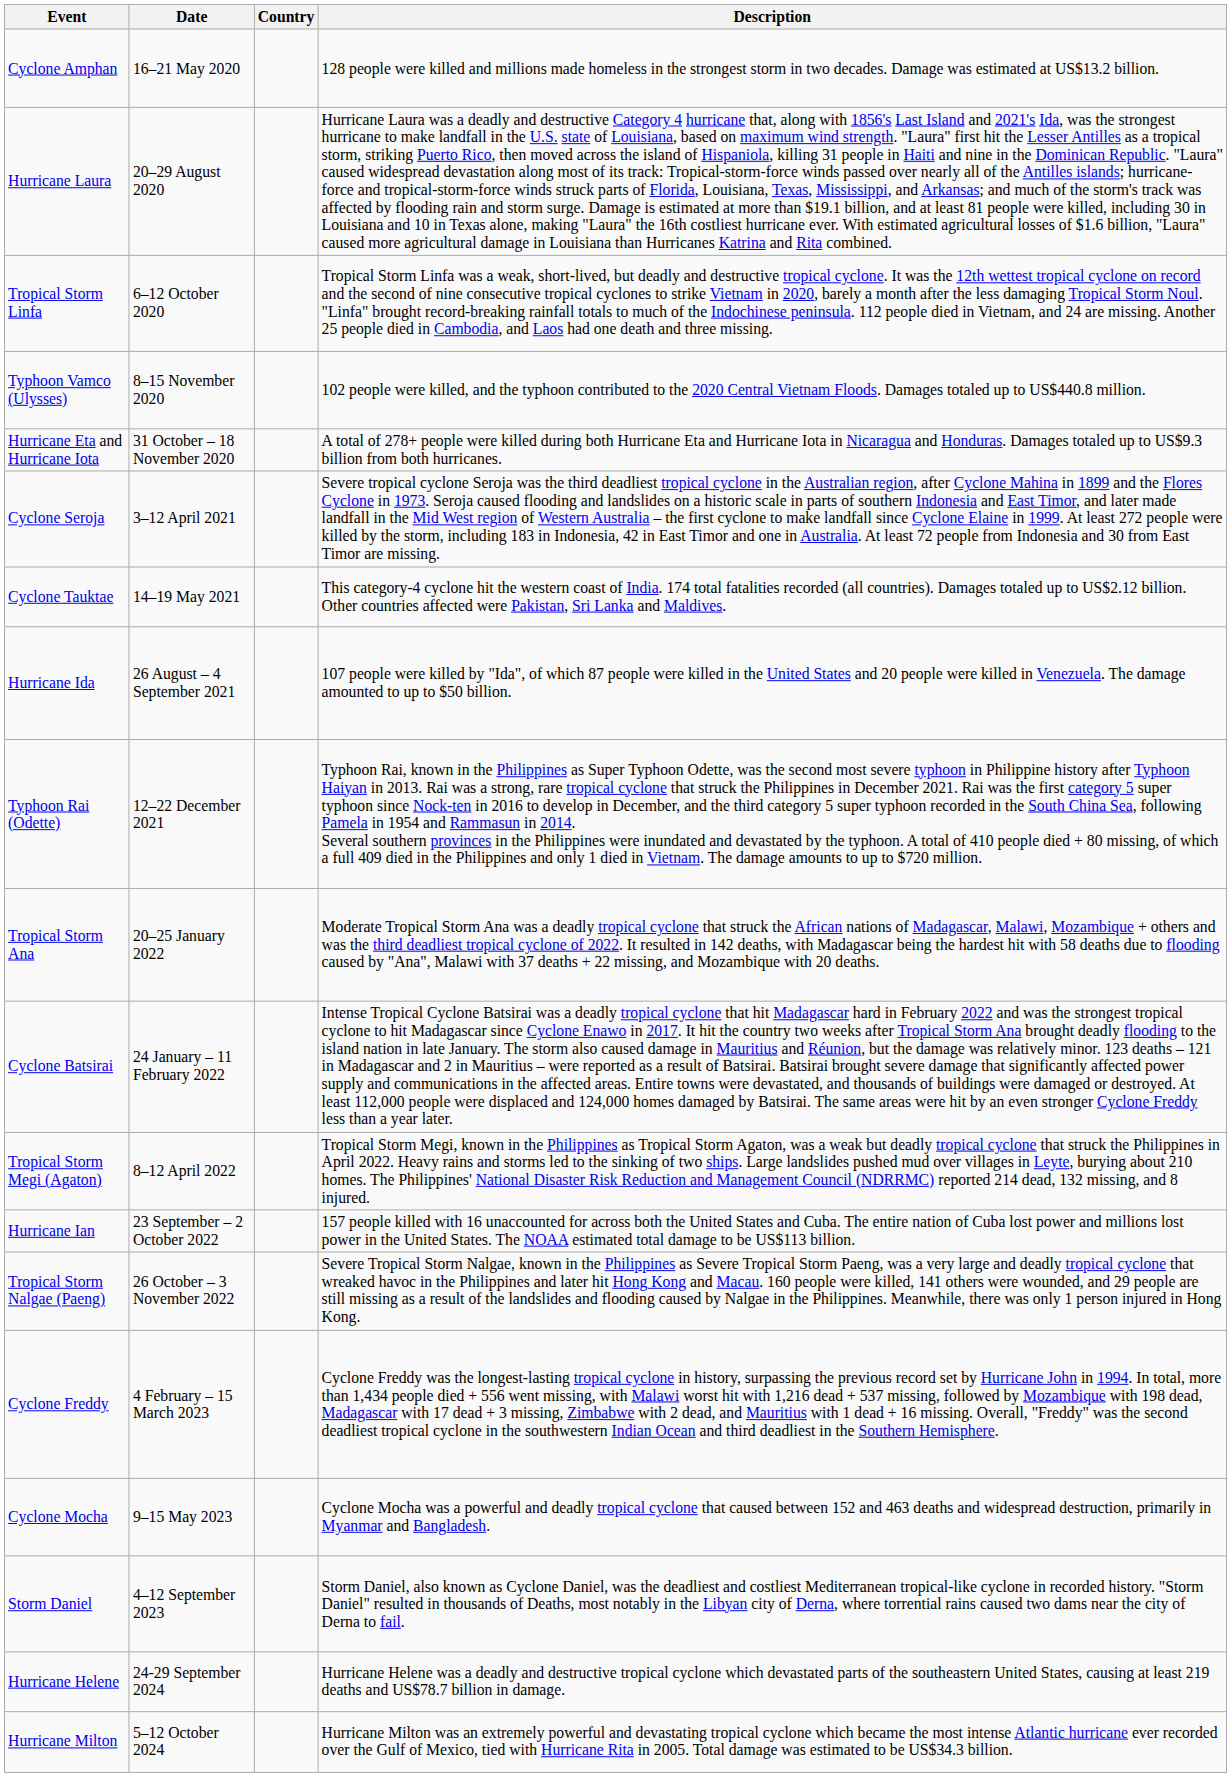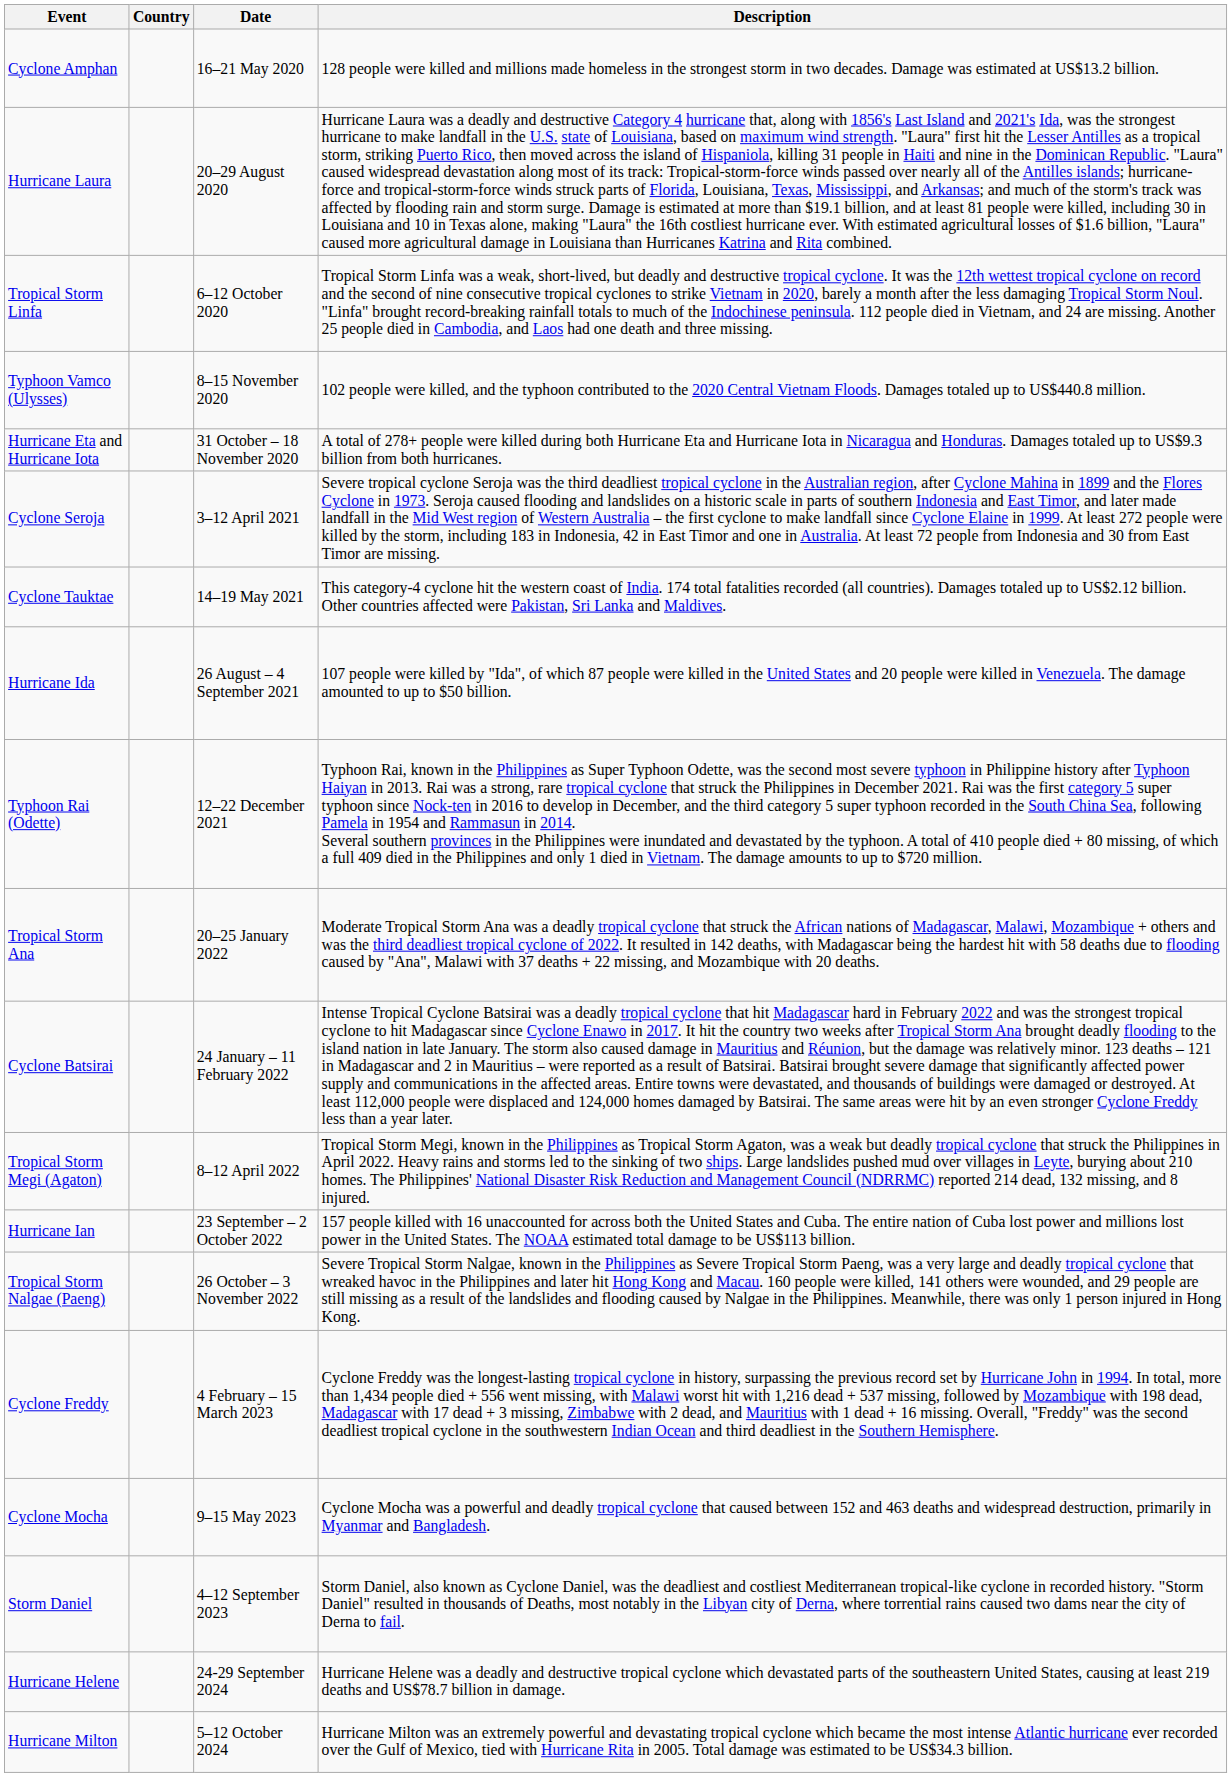columns swapped: (192, 16) <-> (286, 16)
